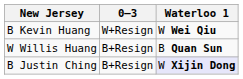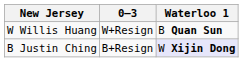- row: (49, 30)
(128, 48) B+Resign -> (128, 30) W+Resign
